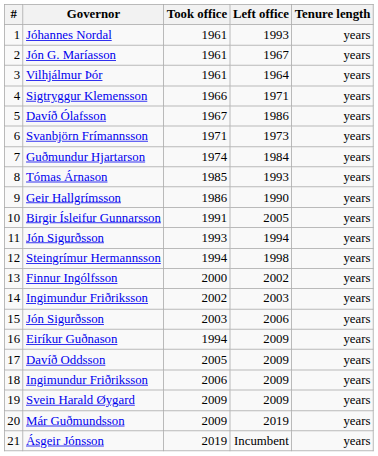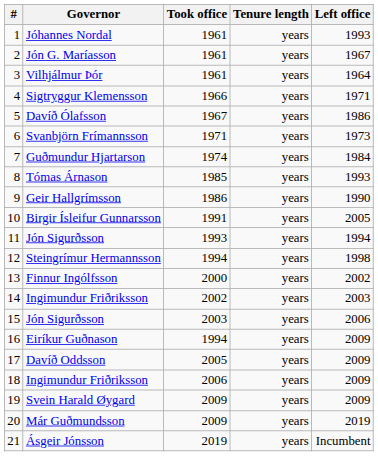columns swapped: (261, 14) <-> (333, 14)
